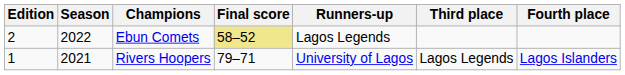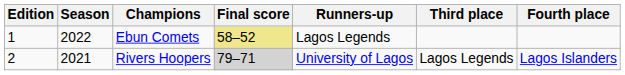(11, 37) 2 -> (11, 37) 1
(11, 59) 1 -> (11, 59) 2
(236, 59) no background -> (236, 59) lightgrey background
